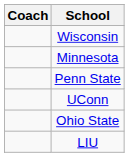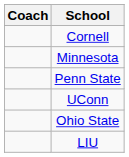- row: (88, 36)
+ row: (88, 36)
